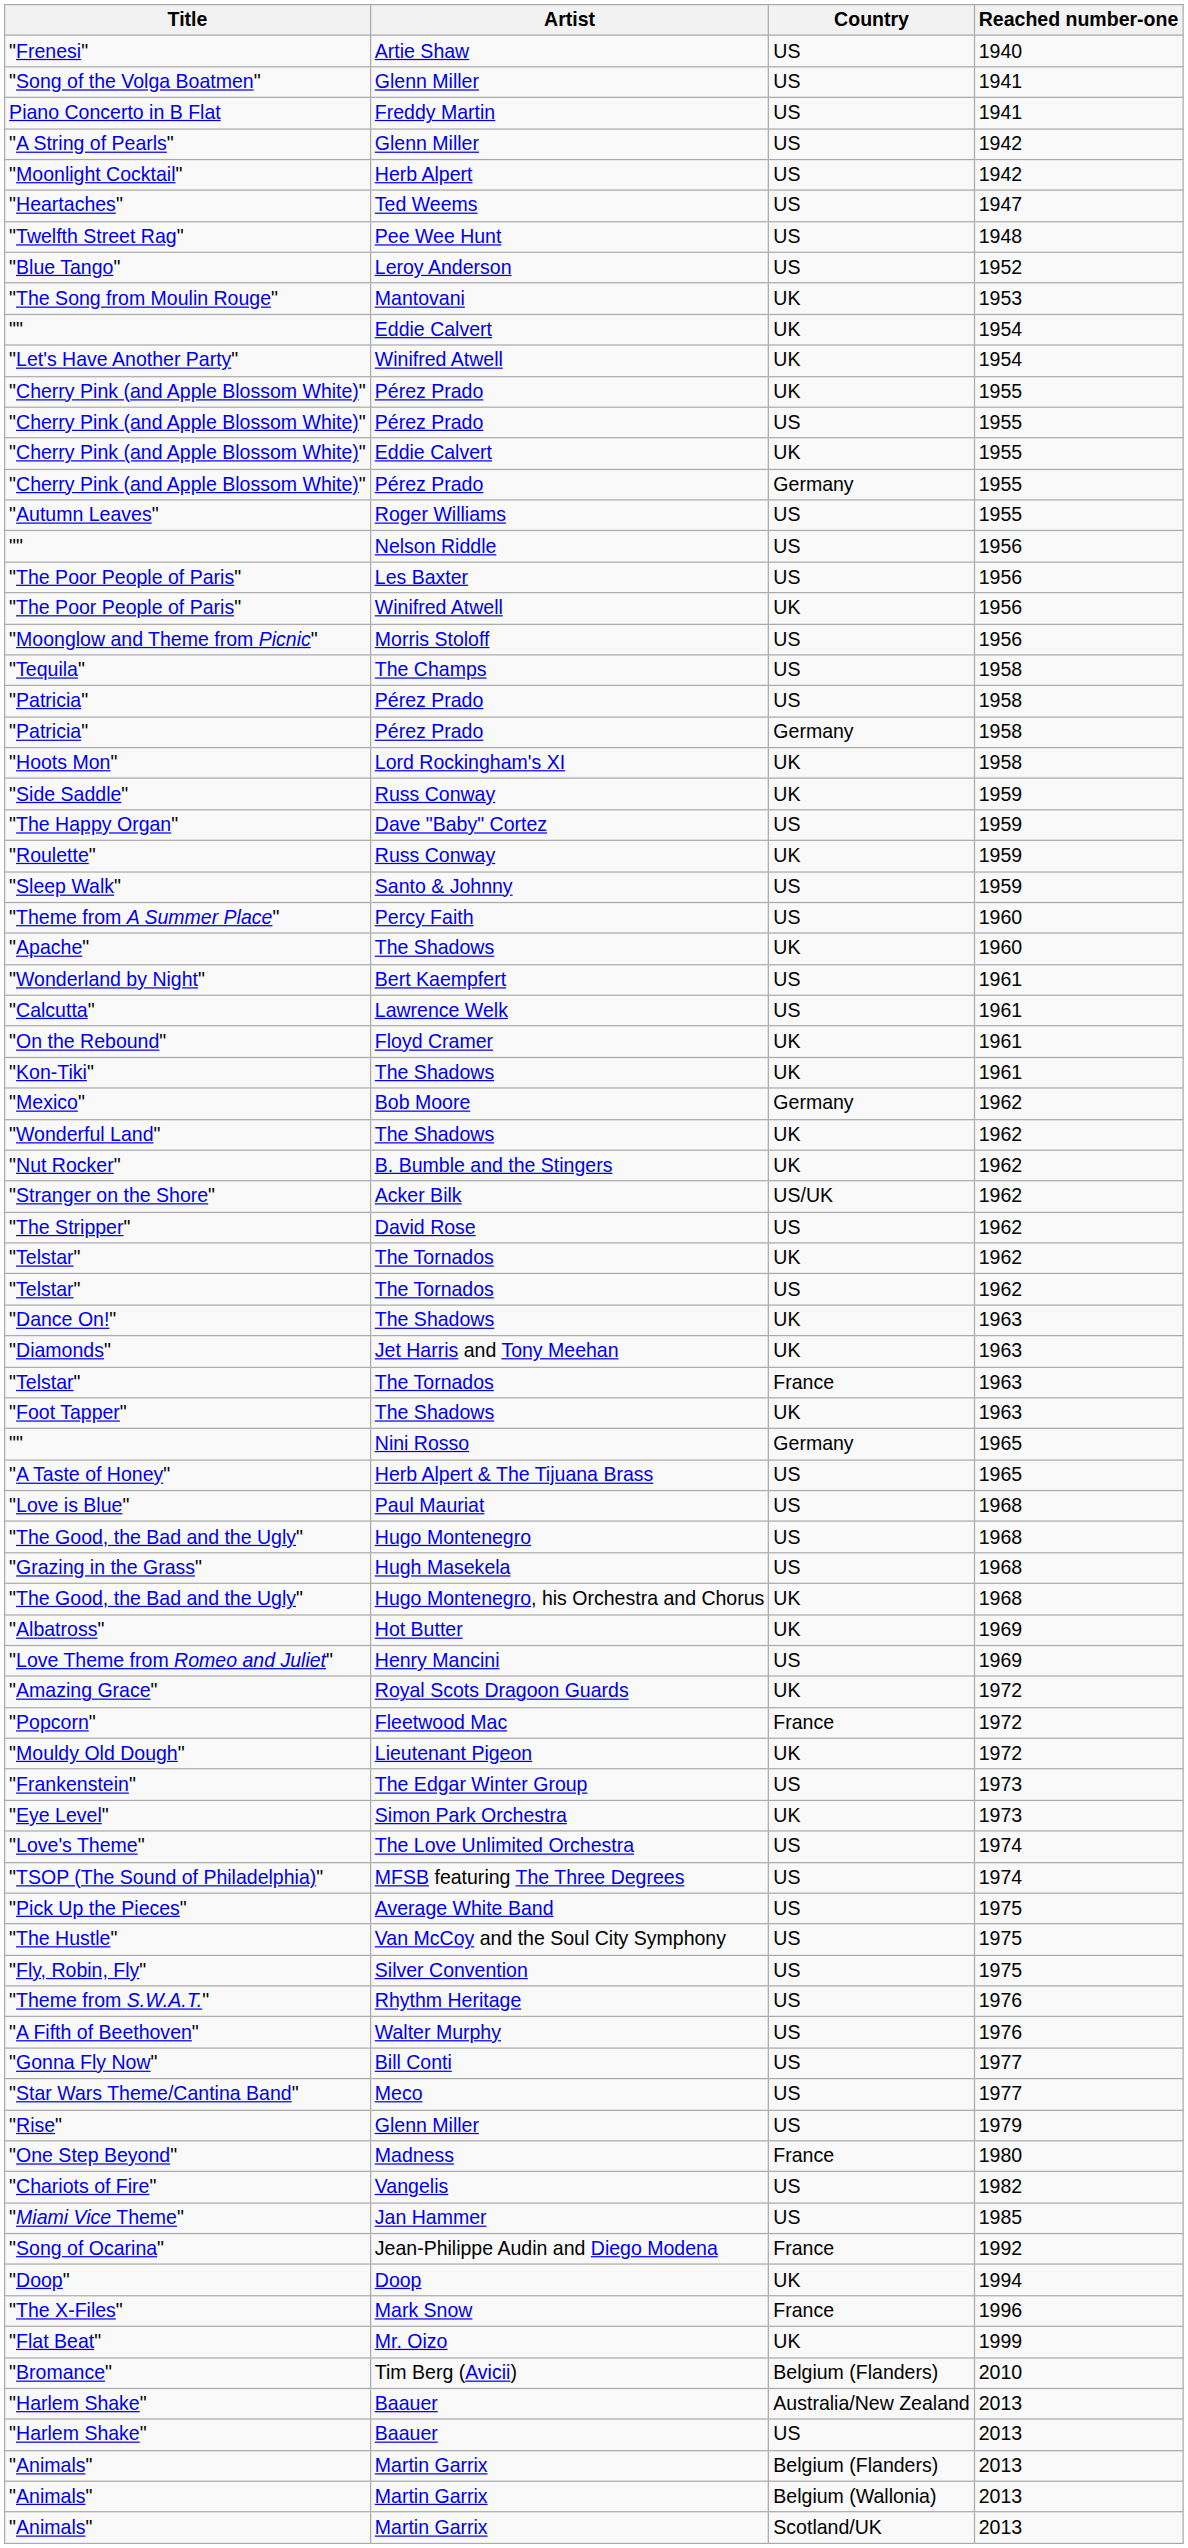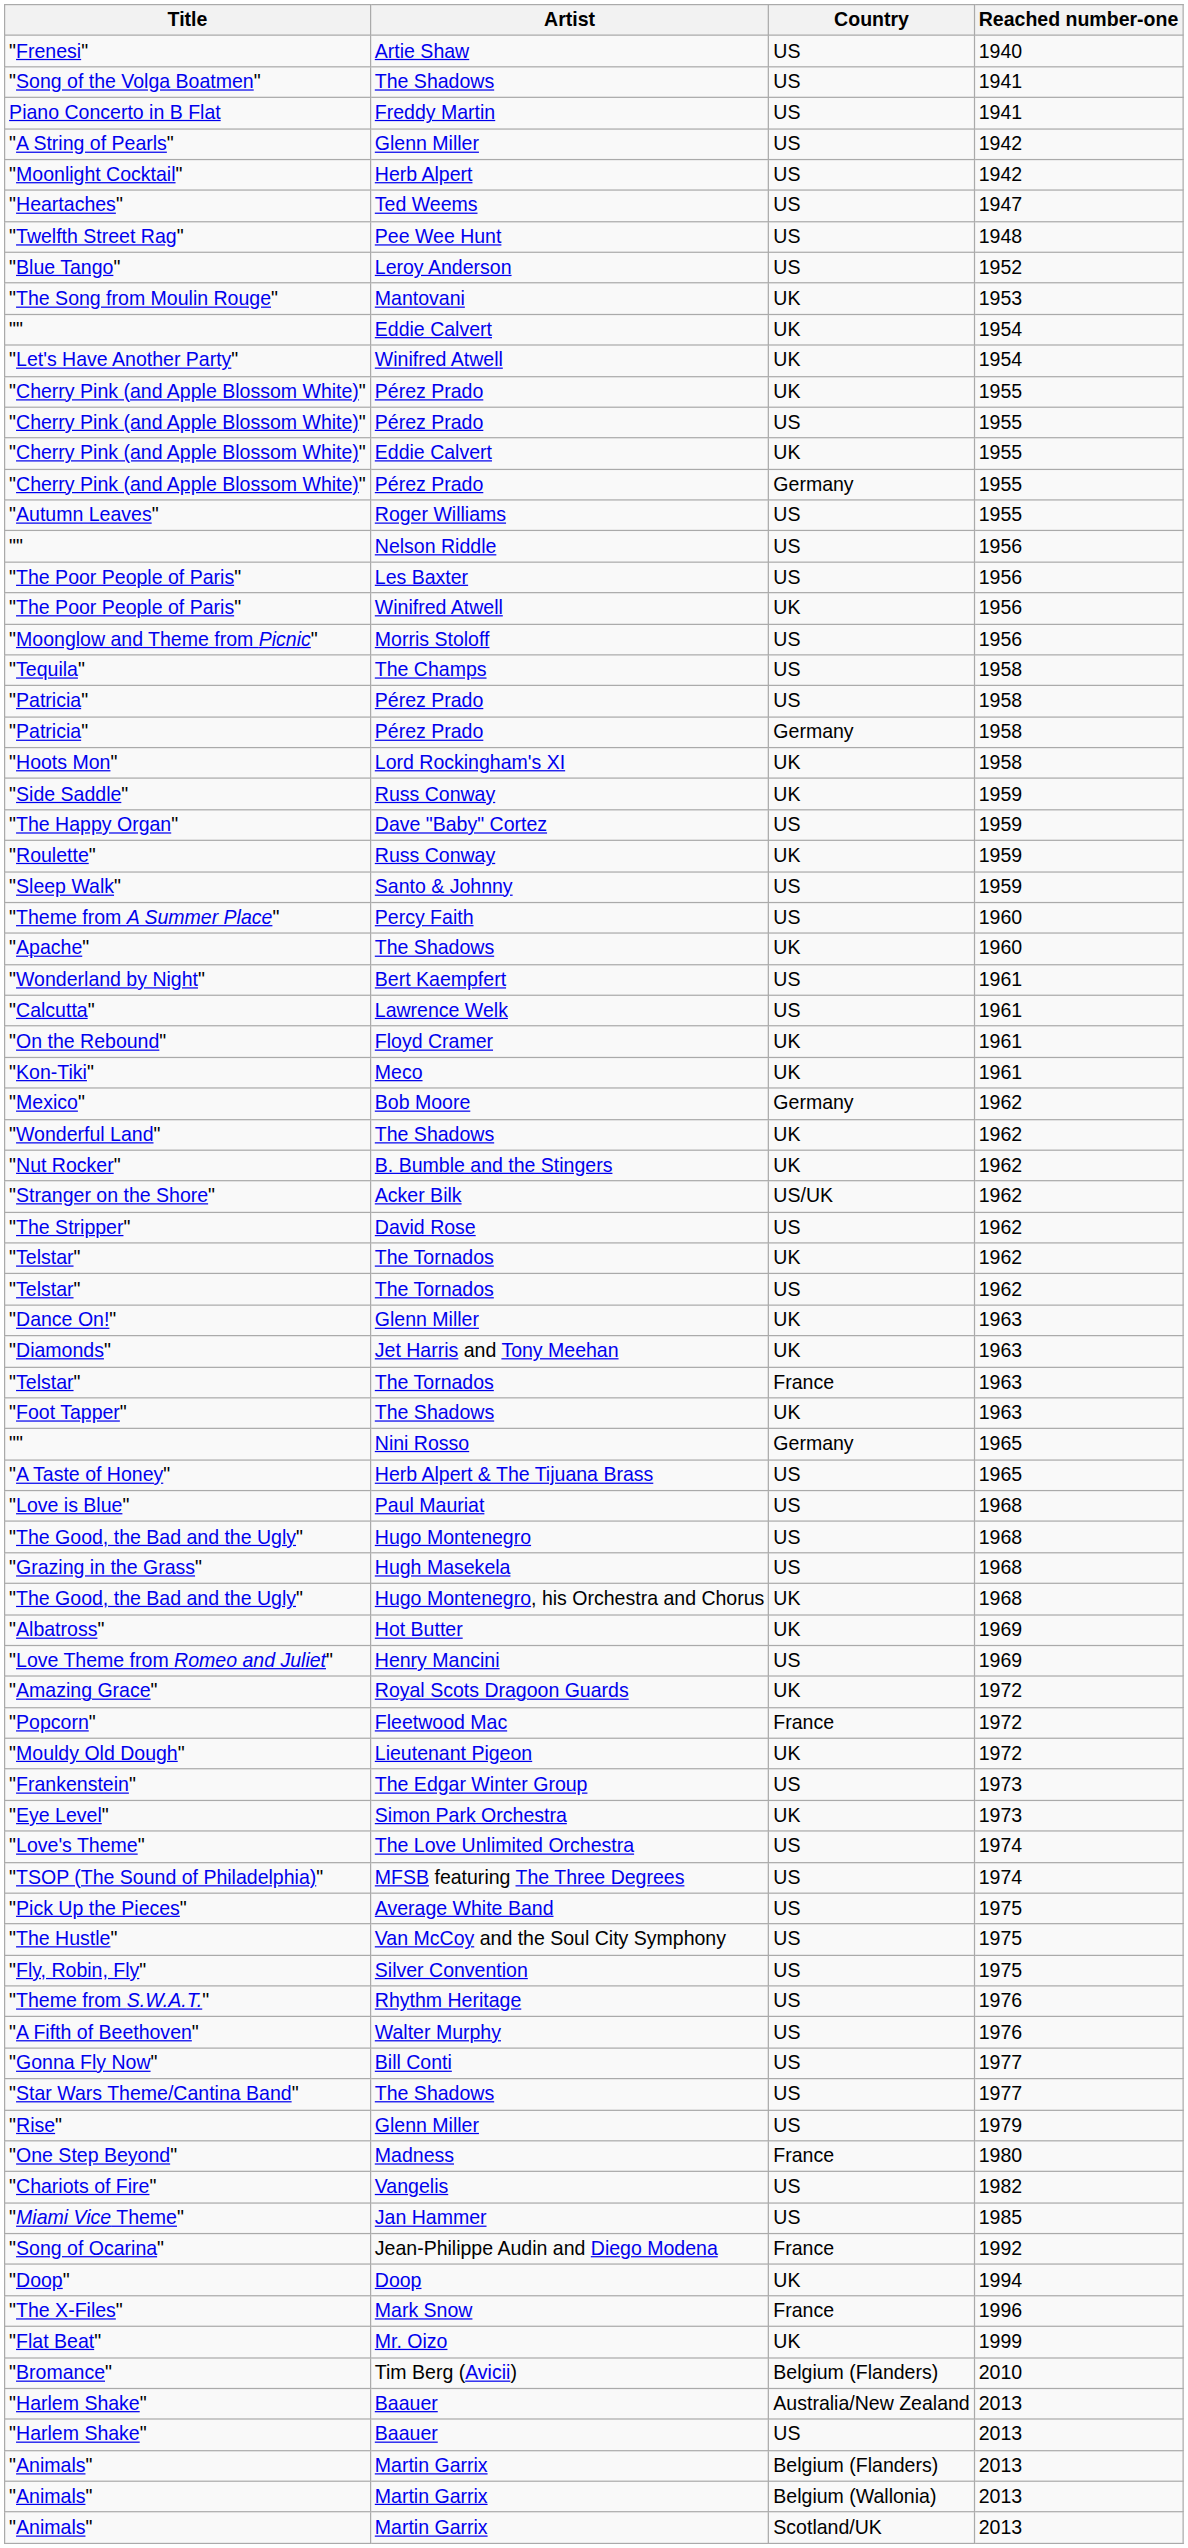(427, 81) Glenn Miller -> (434, 81) The Shadows
(434, 1072) The Shadows -> (399, 1072) Meco
(434, 1320) The Shadows -> (427, 1320) Glenn Miller
(399, 2094) Meco -> (434, 2094) The Shadows
